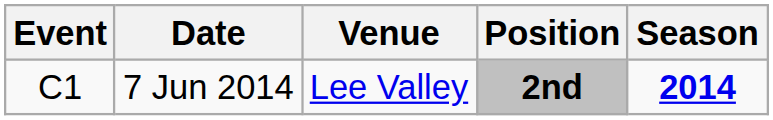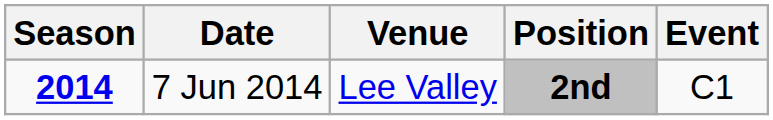columns swapped: (698, 33) <-> (60, 33)
